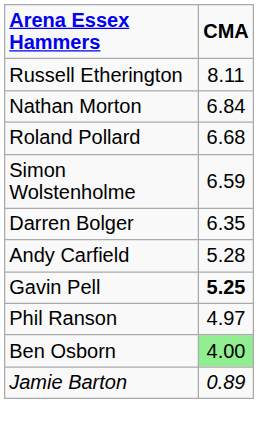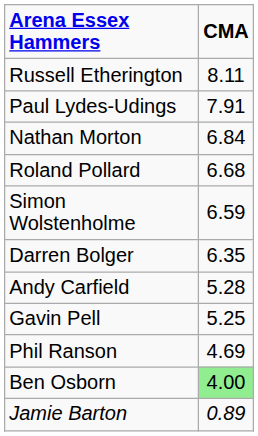+ row: (93, 106)
(226, 287) bold -> (226, 319) normal
(226, 319) 4.97 -> (226, 350) 4.69
